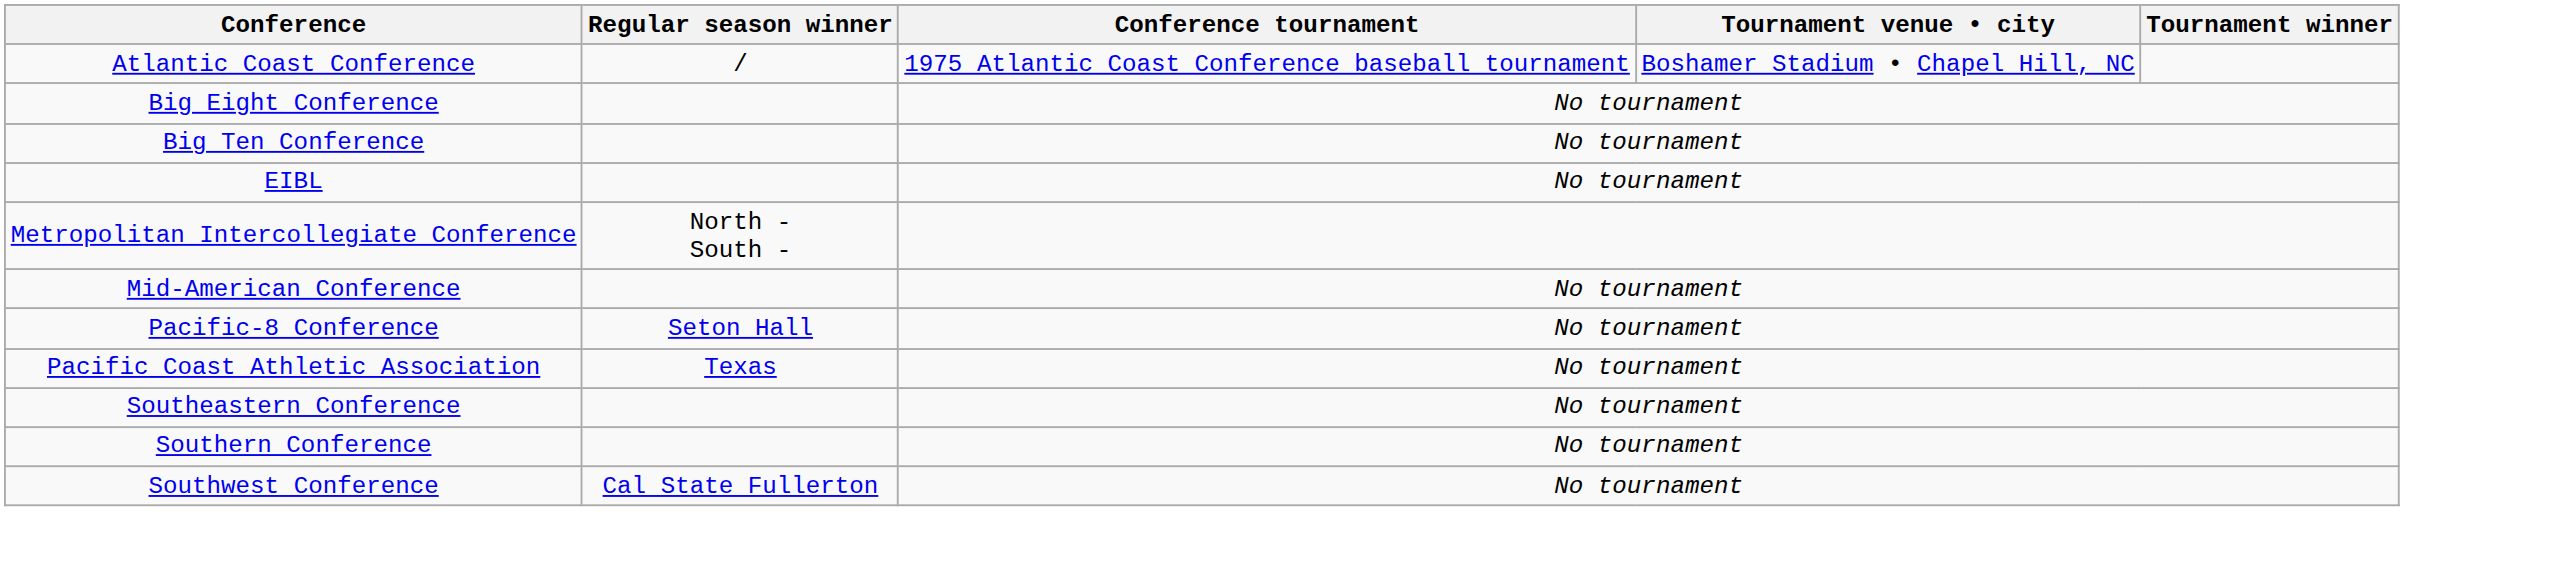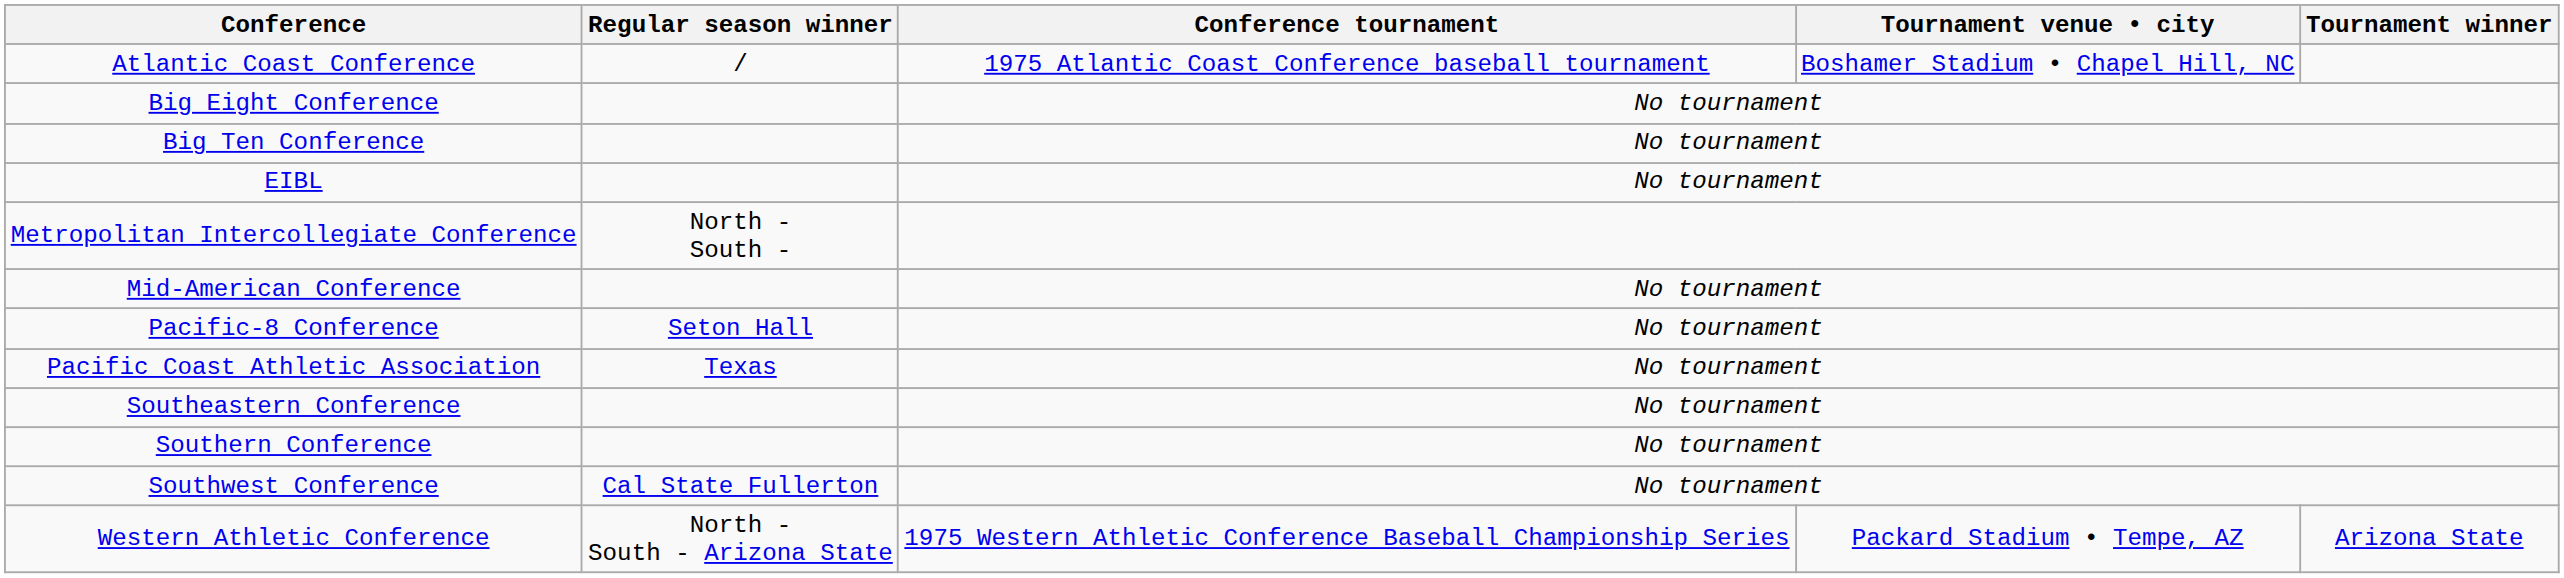+ row: (294, 539)
